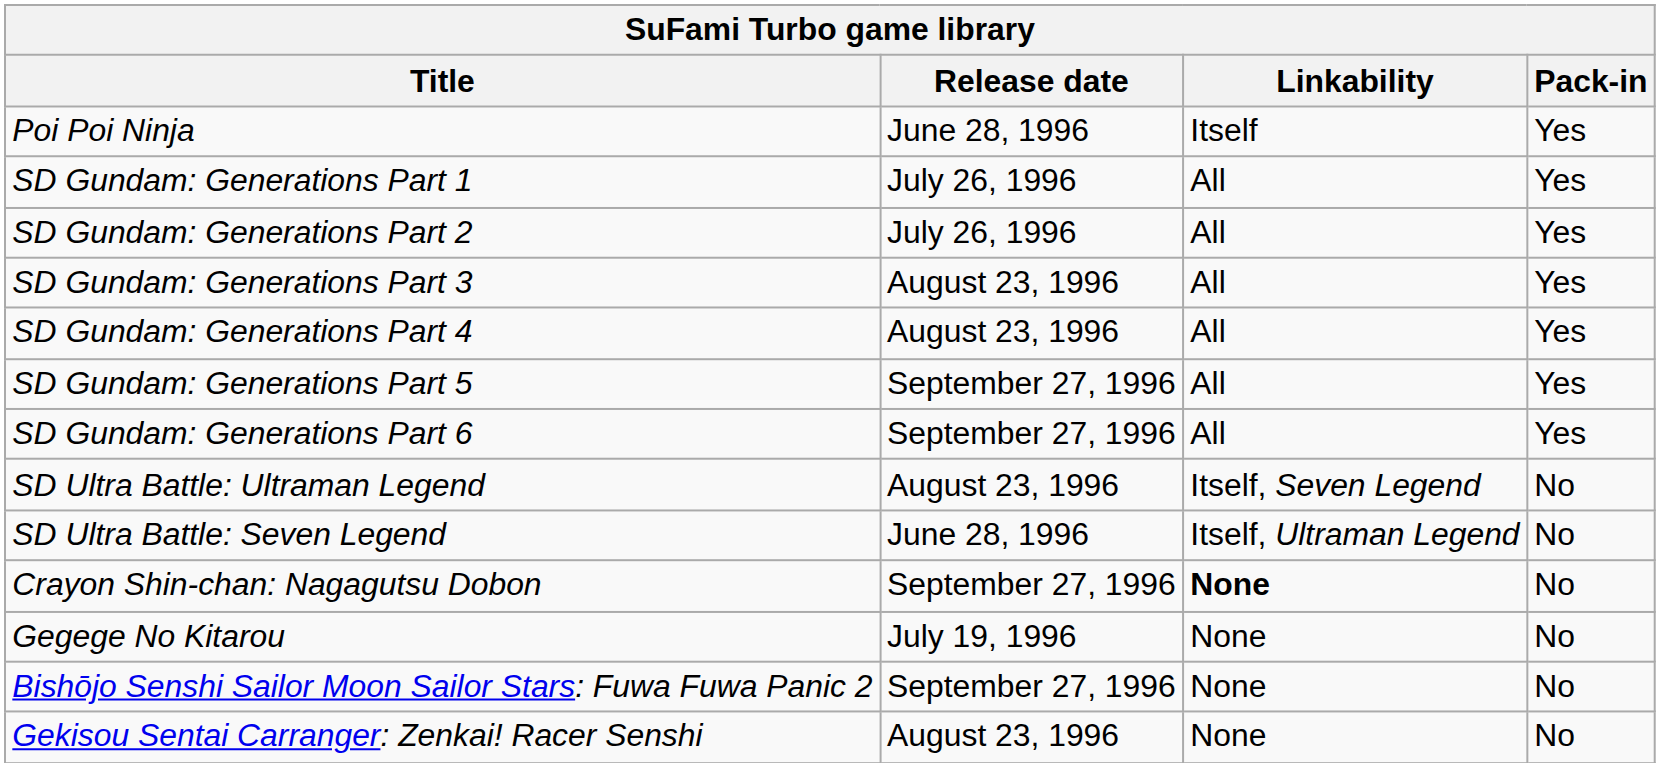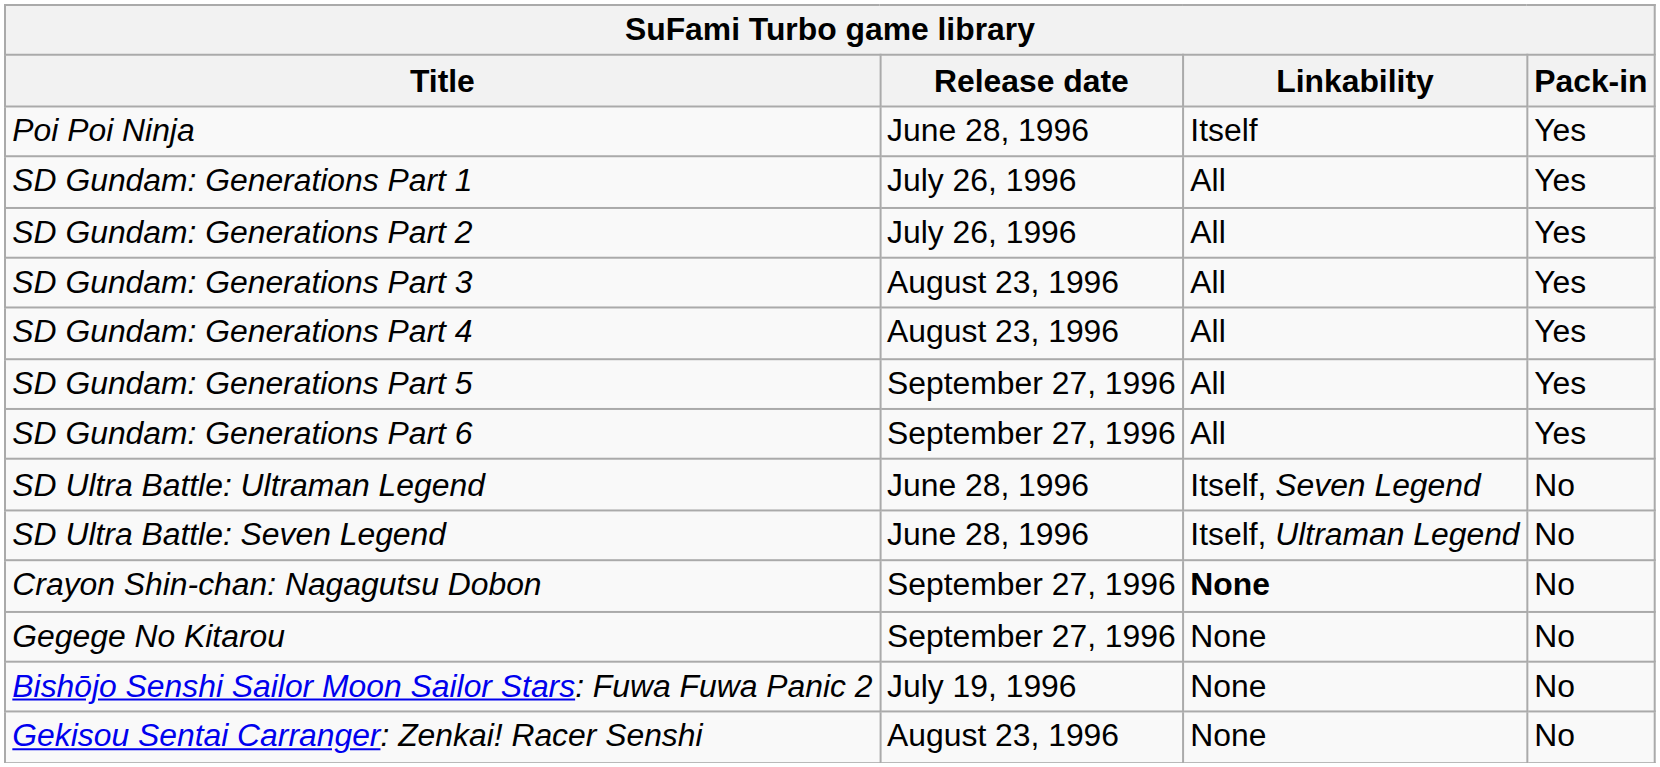(1003, 484) August 23, 1996 -> (988, 484) June 28, 1996
(982, 635) July 19, 1996 -> (1031, 635) September 27, 1996
(1031, 686) September 27, 1996 -> (982, 686) July 19, 1996
